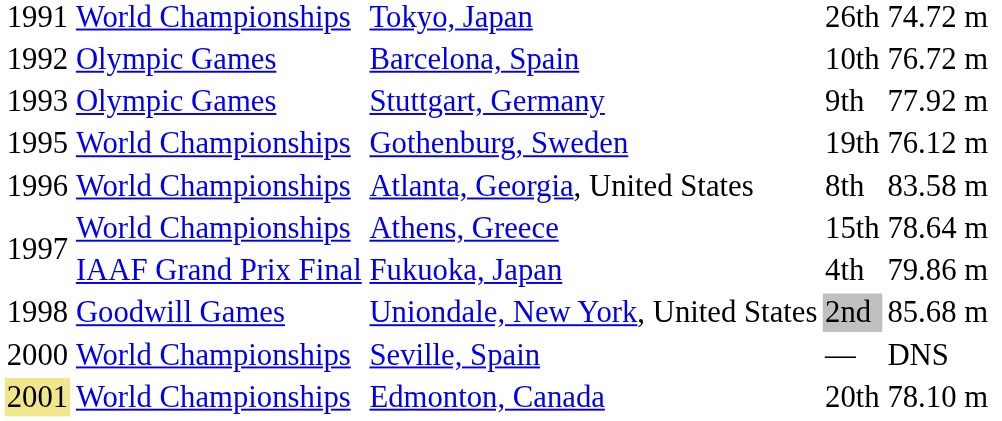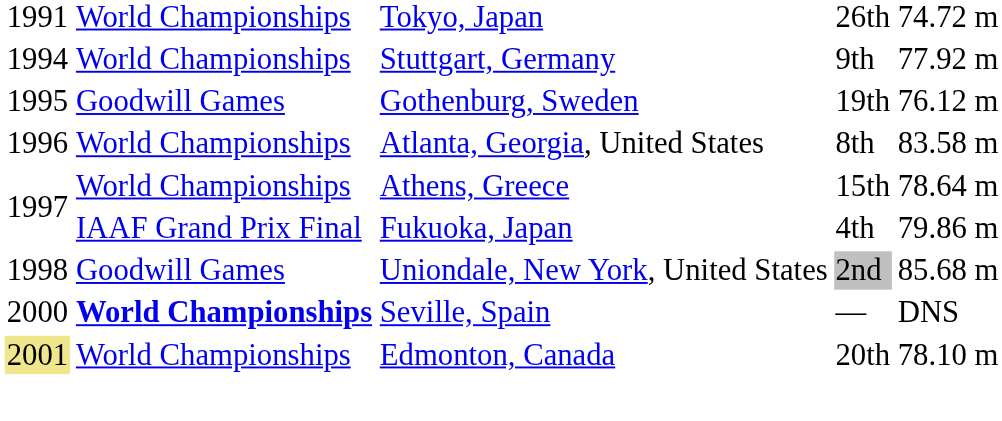- row: (474, 58)
(37, 101) 1993 -> (37, 58) 1994
(176, 101) Olympic Games -> (213, 58) World Championships
(213, 143) World Championships -> (180, 101) Goodwill Games
(213, 354) normal -> (224, 312) bold
